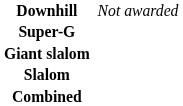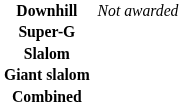rows swapped: (47, 53) <-> (47, 75)
